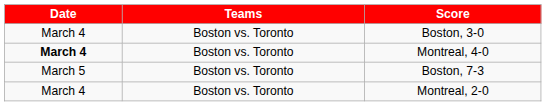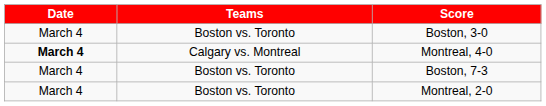(243, 52) Boston vs. Toronto -> (245, 52) Calgary vs. Montreal
(63, 71) March 5 -> (61, 71) March 4
